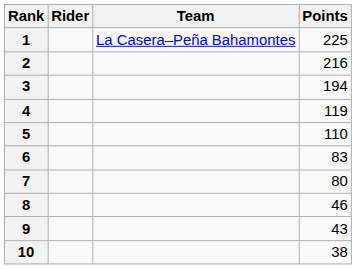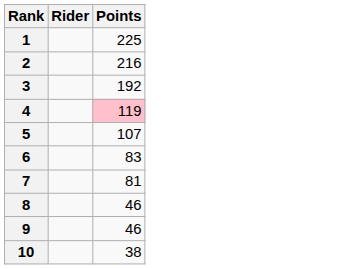- column: (196, 16)
(335, 87) 194 -> (129, 87) 192
(336, 110) no background -> (130, 110) pink background
(336, 134) 110 -> (129, 134) 107
(339, 181) 80 -> (133, 181) 81
(339, 228) 43 -> (133, 228) 46
